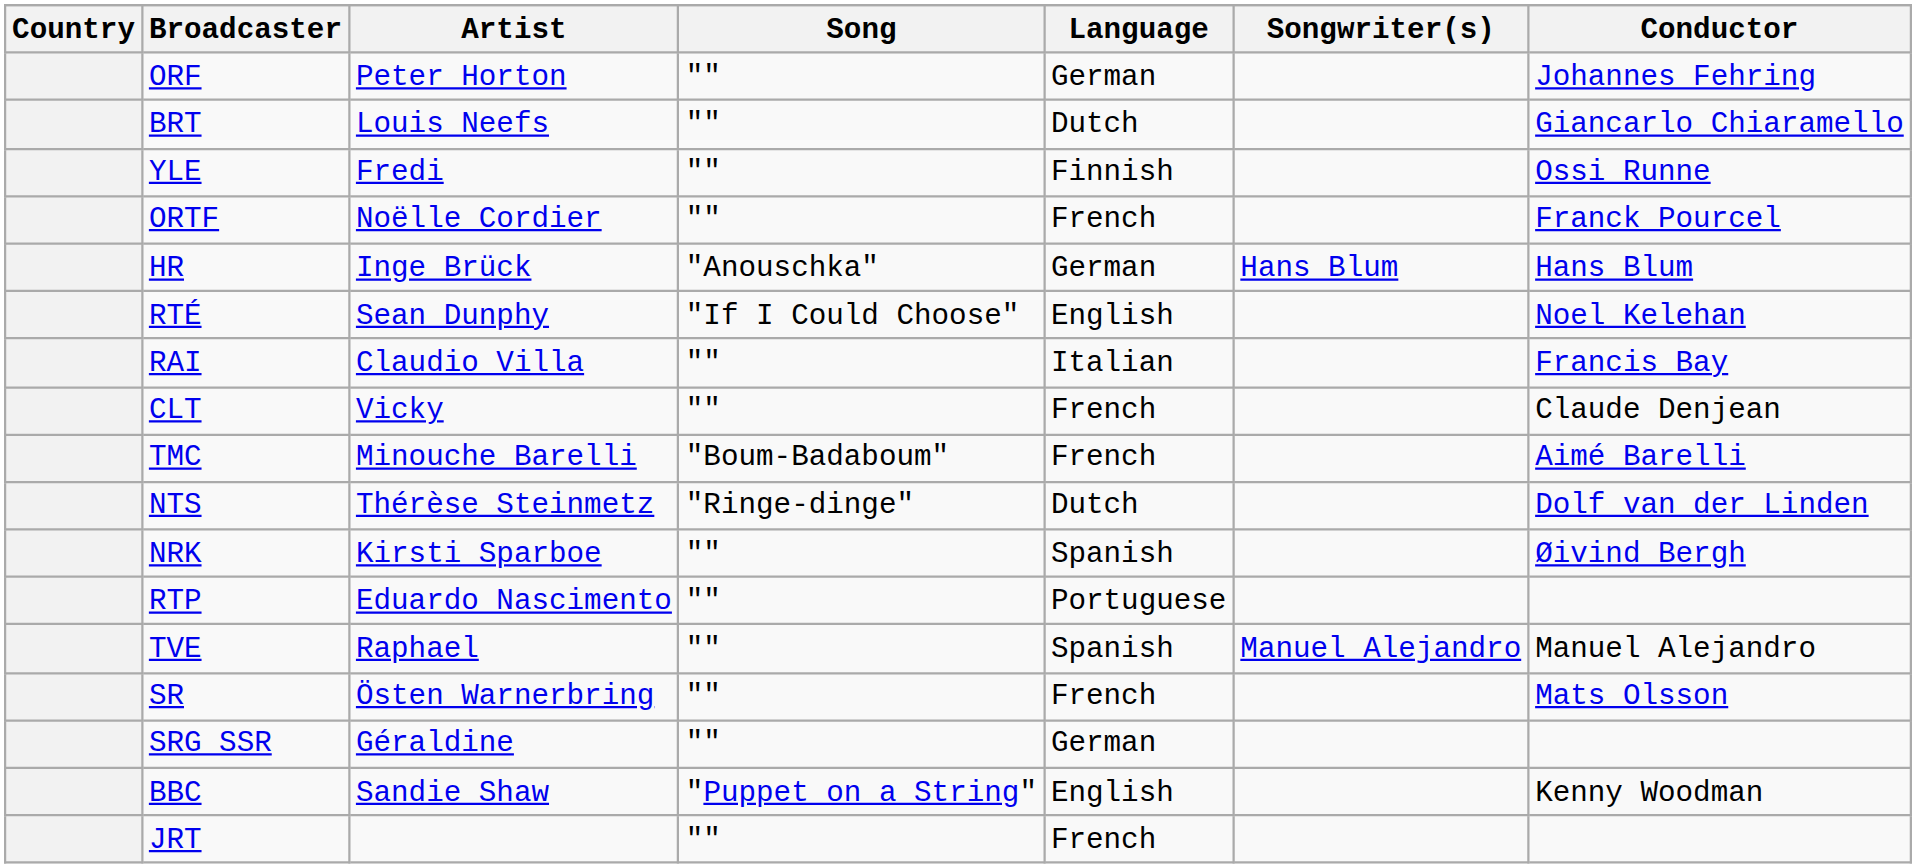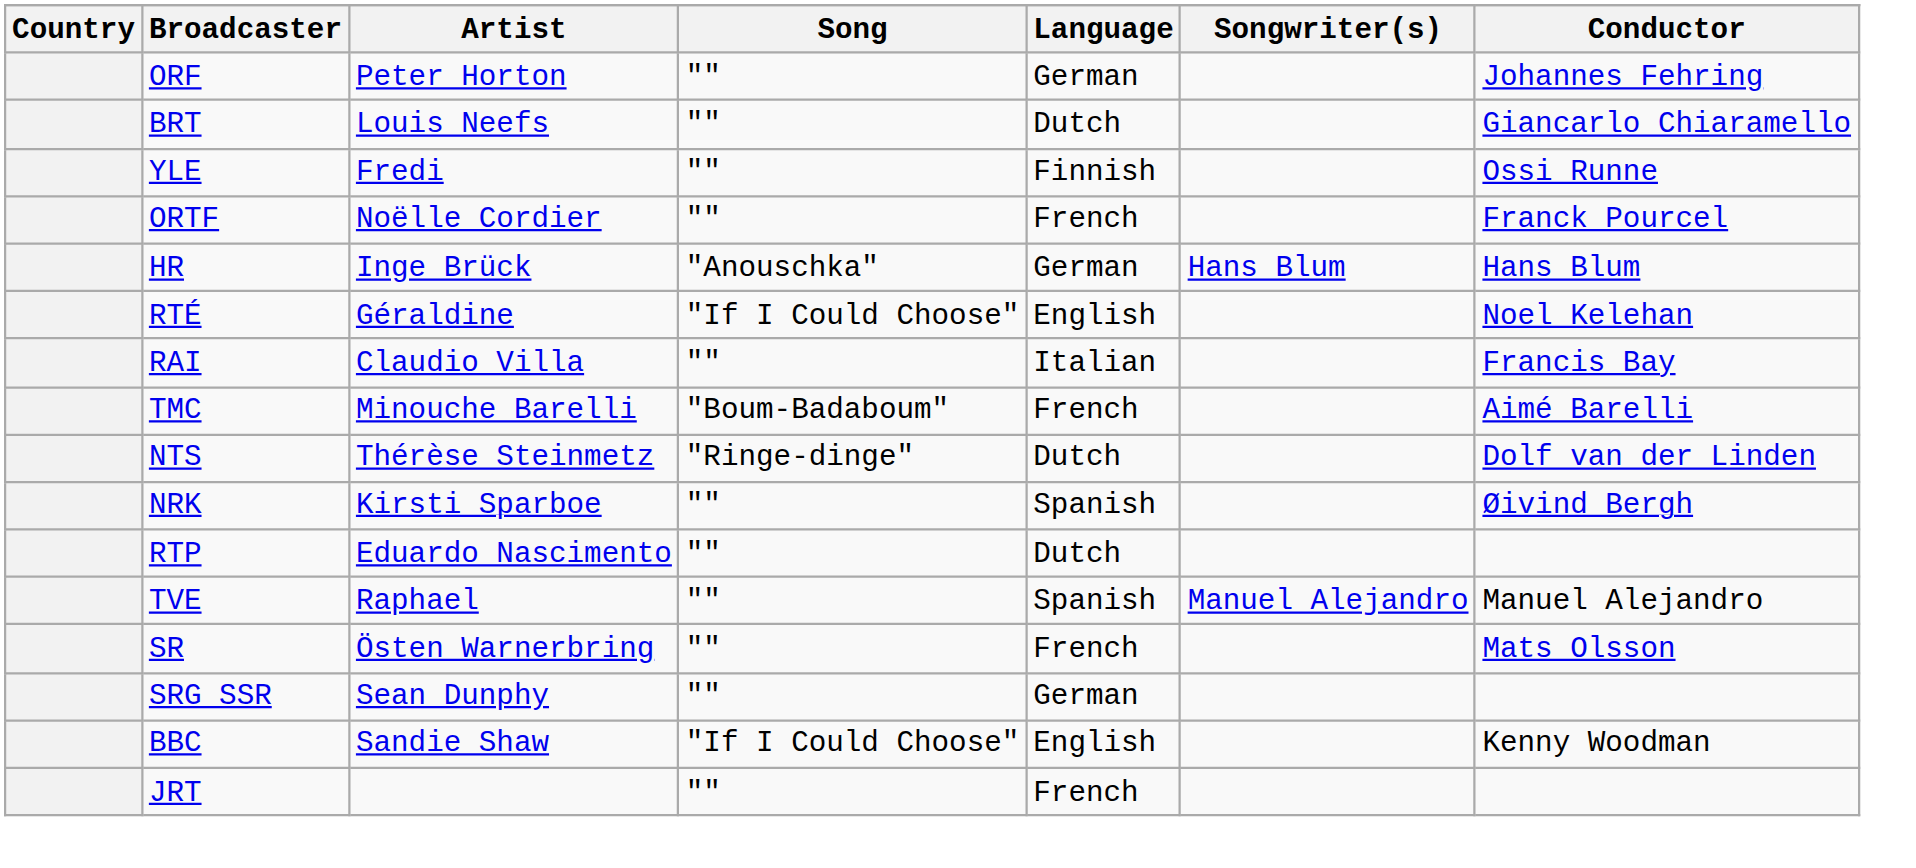(452, 315) Sean Dunphy -> (435, 315) Géraldine
- row: (175, 410)
(1139, 601) Portuguese -> (1077, 553) Dutch
(435, 744) Géraldine -> (452, 696) Sean Dunphy
(861, 792) "Puppet on a String" -> (853, 744) "If I Could Choose"
